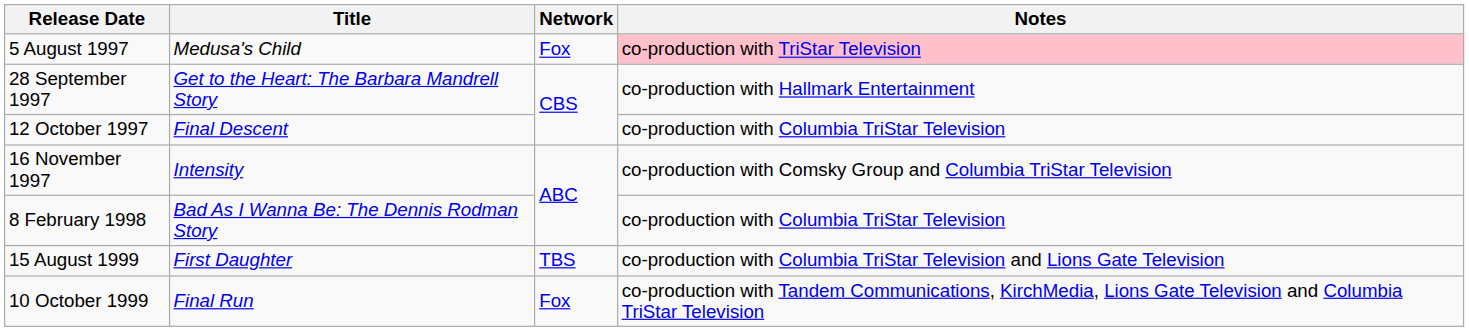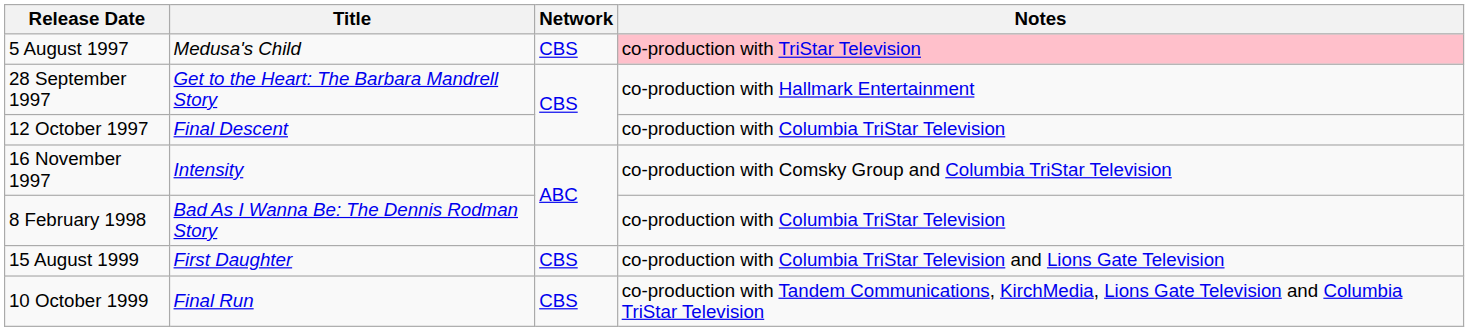(555, 49) Fox -> (558, 49) CBS
(557, 260) TBS -> (558, 260) CBS
(555, 300) Fox -> (558, 300) CBS
